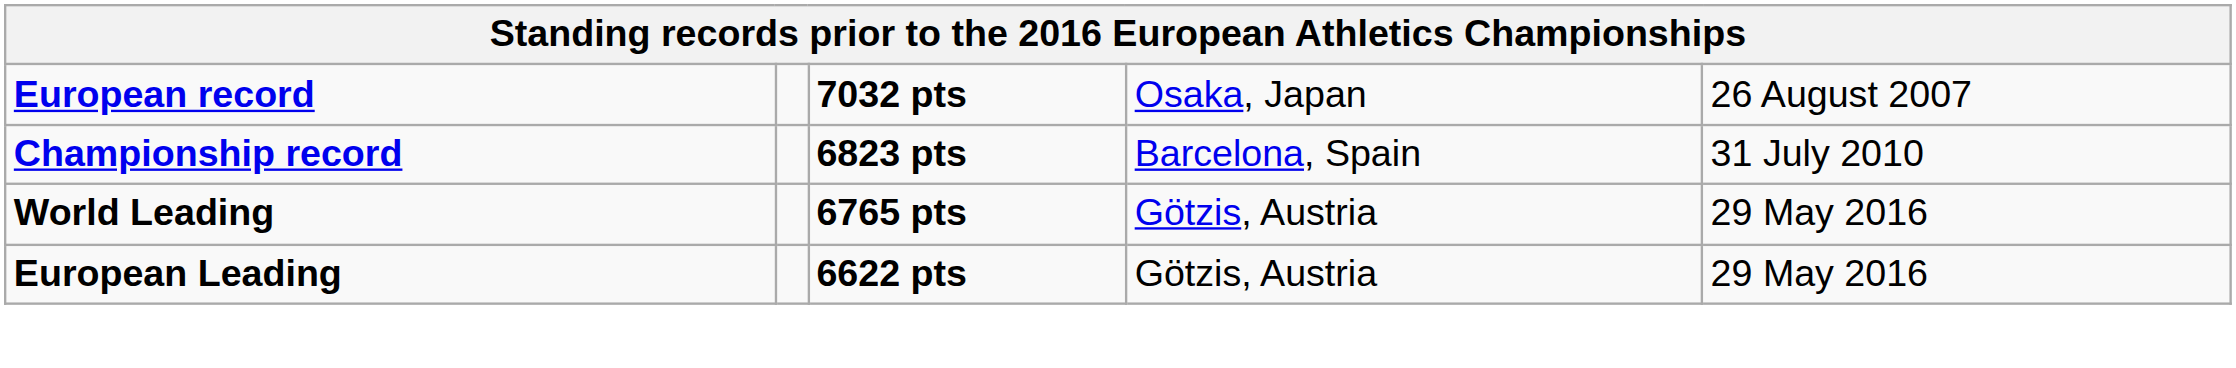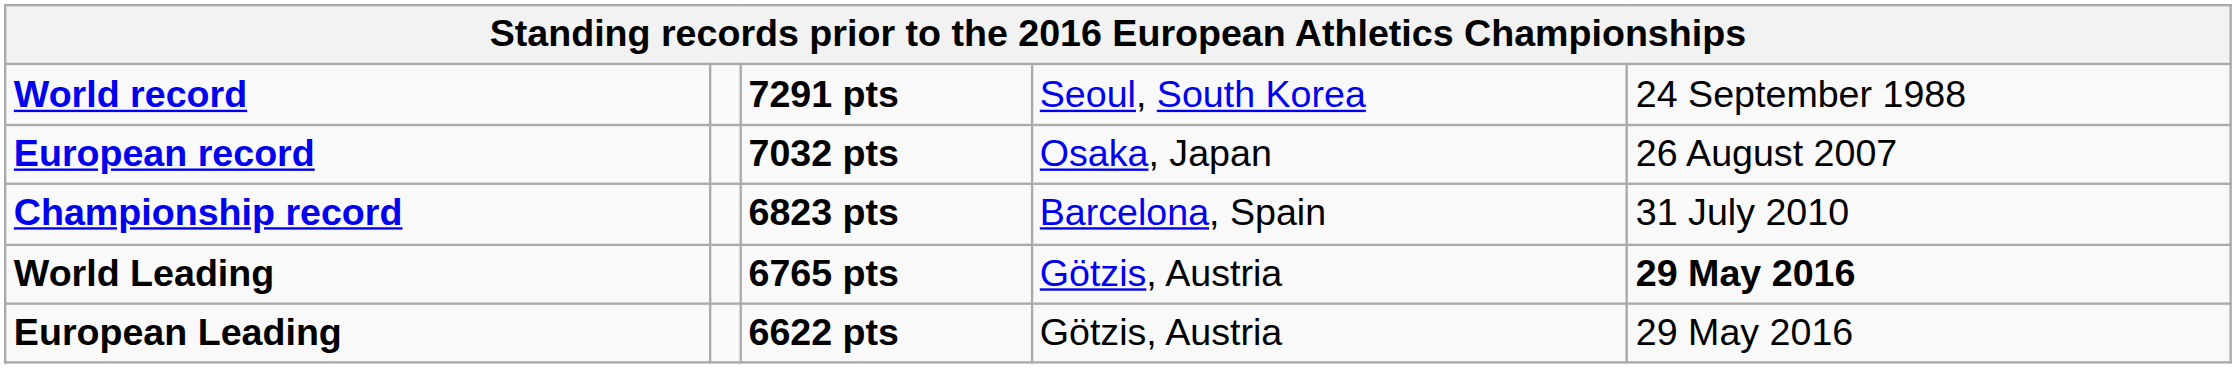+ row: (130, 93)
(1819, 213) normal -> (1746, 272) bold
